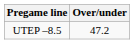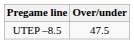(100, 30) 47.2 -> (100, 30) 47.5
